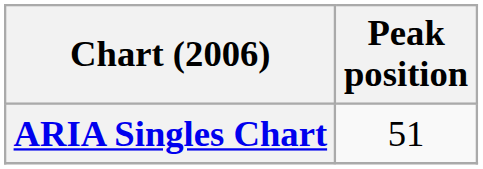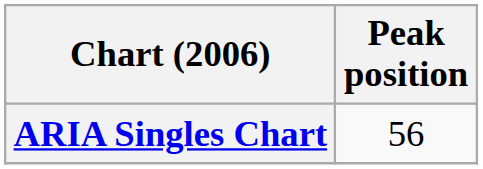(406, 132) 51 -> (406, 132) 56
